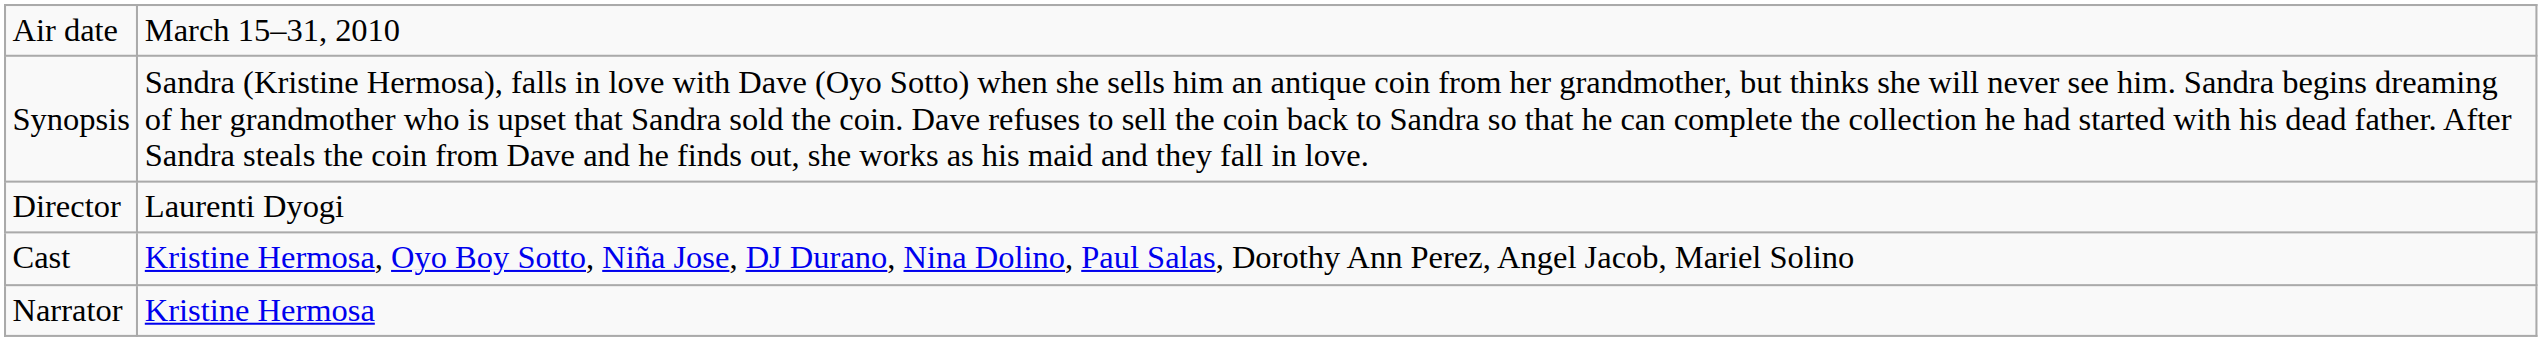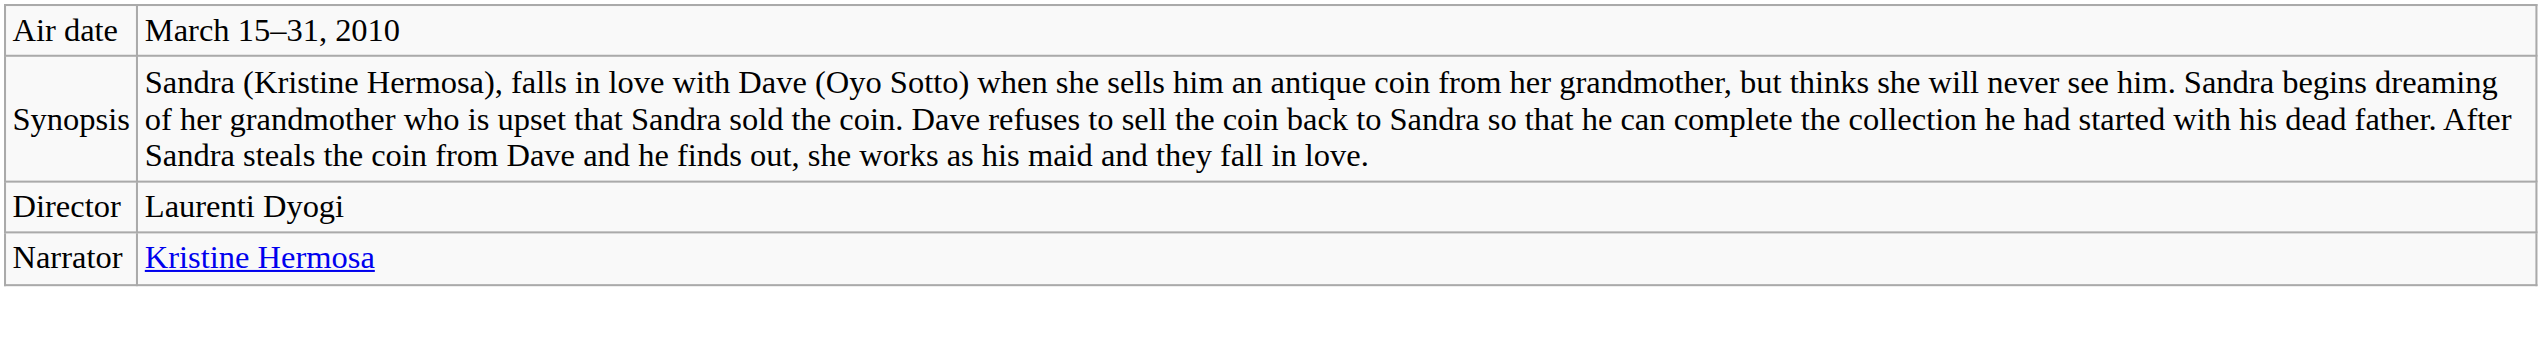- row: (41, 257)
